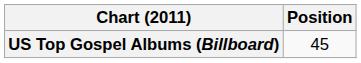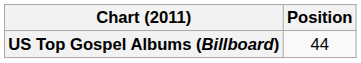(320, 44) 45 -> (320, 44) 44
